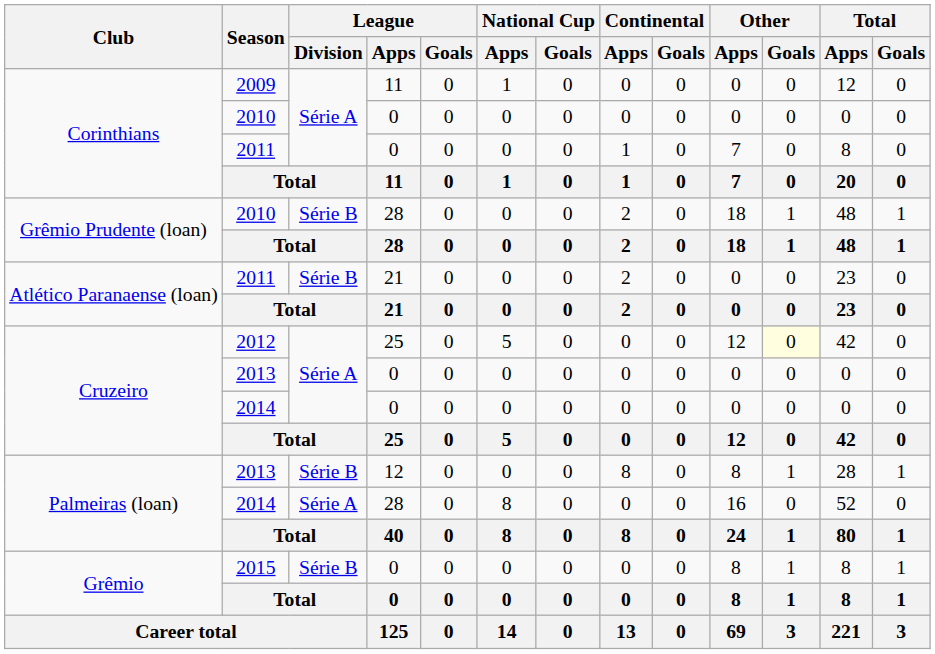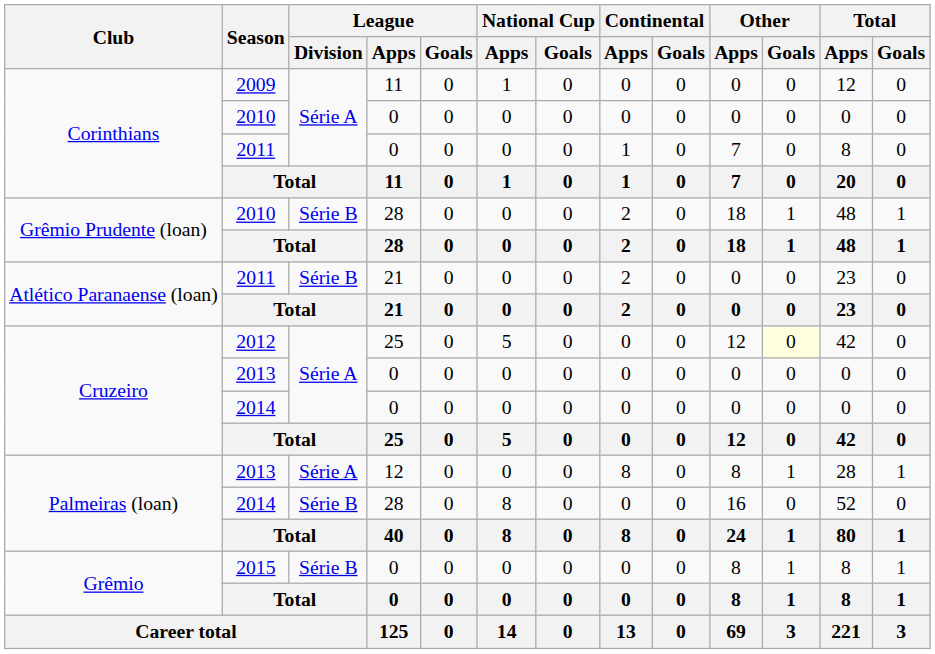(328, 471) Série B -> (328, 471) Série A
(328, 503) Série A -> (328, 503) Série B
